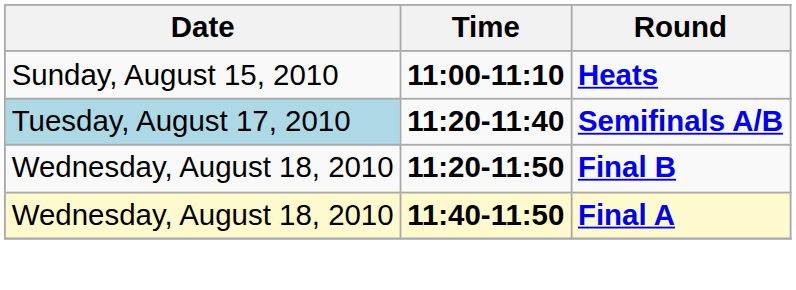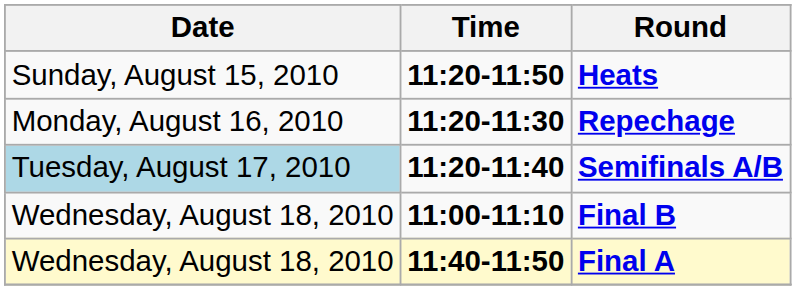(486, 74) 11:00-11:10 -> (486, 74) 11:20-11:50
+ row: (656, 121)
(486, 167) 11:20-11:50 -> (486, 214) 11:00-11:10
